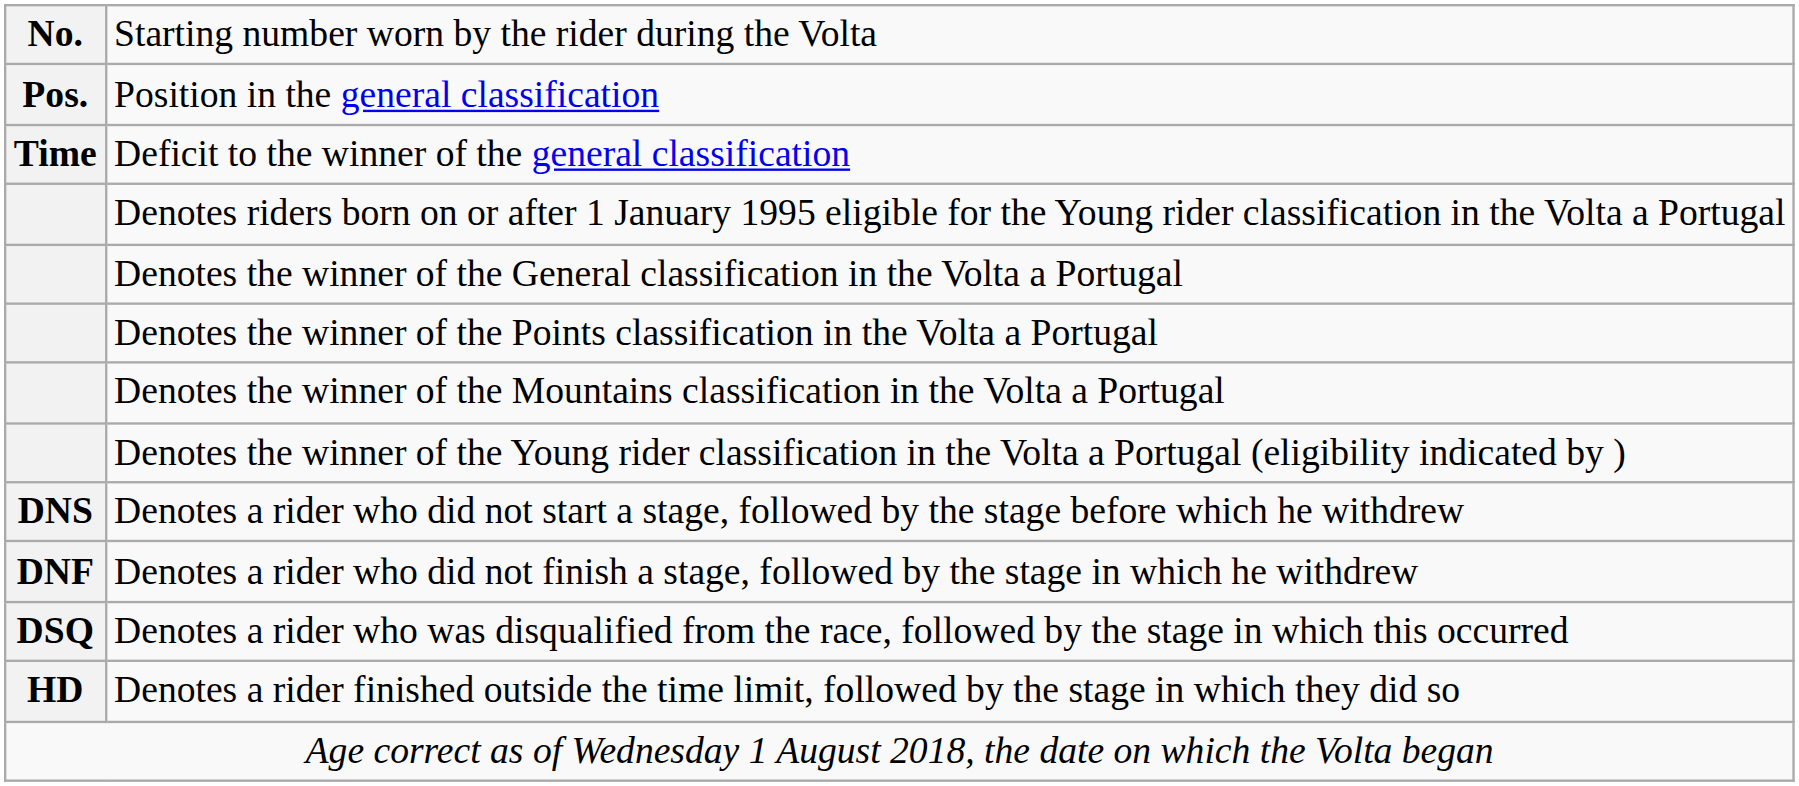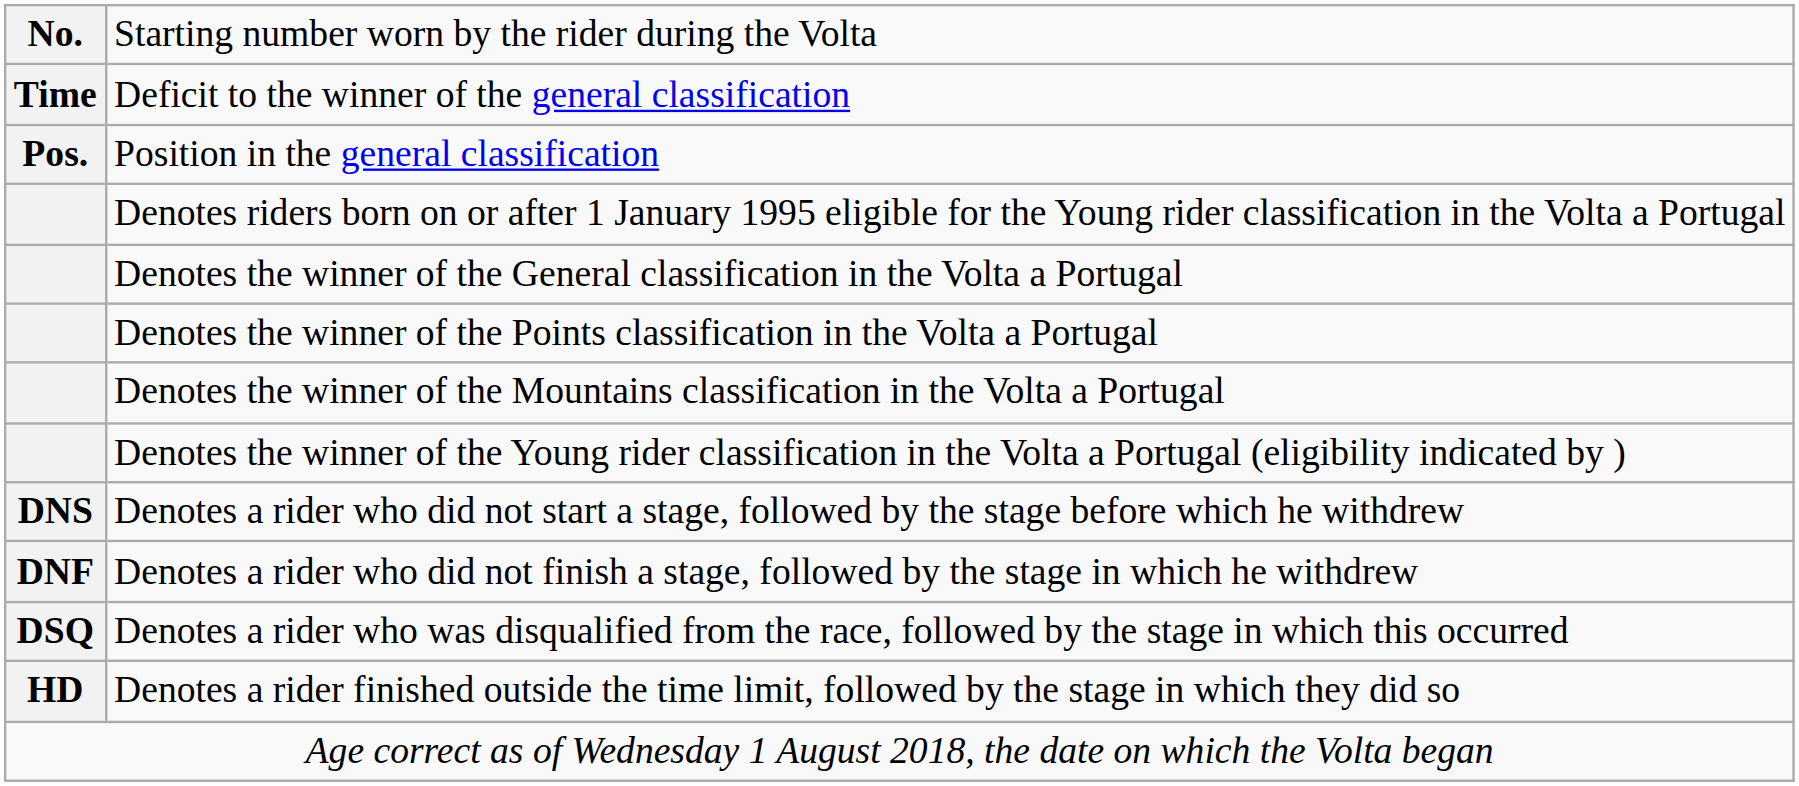rows swapped: (387, 93) <-> (482, 153)
